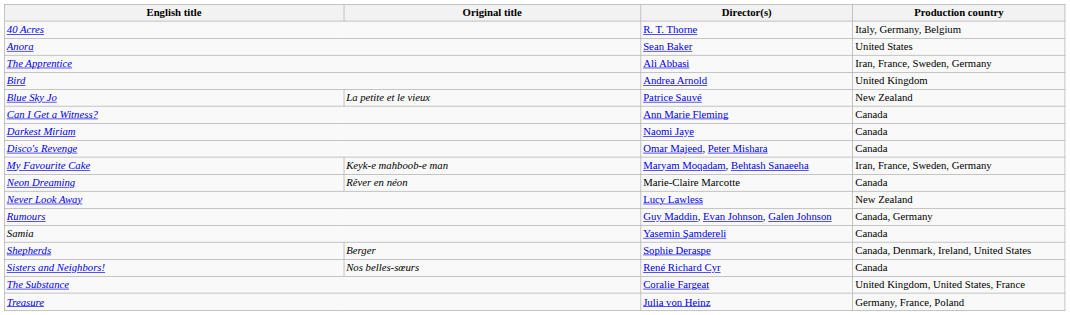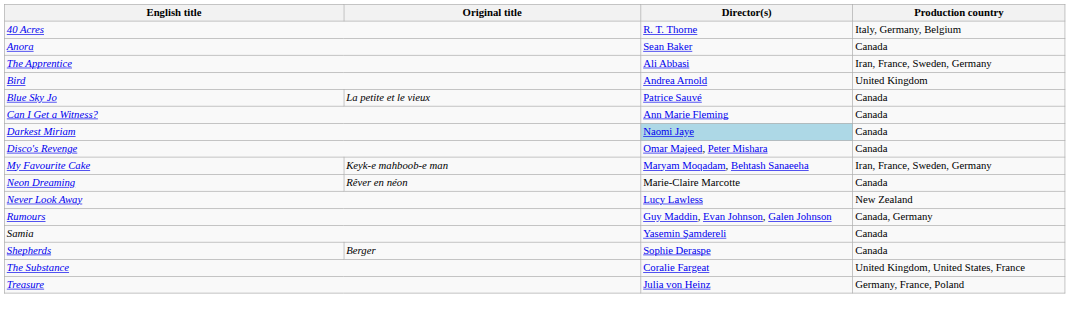(884, 47) United States -> (871, 47) Canada
(884, 98) New Zealand -> (871, 98) Canada
(669, 132) no background -> (669, 132) lightblue background
(943, 251) Canada, Denmark, Ireland, United States -> (871, 251) Canada
- row: (56, 268)
